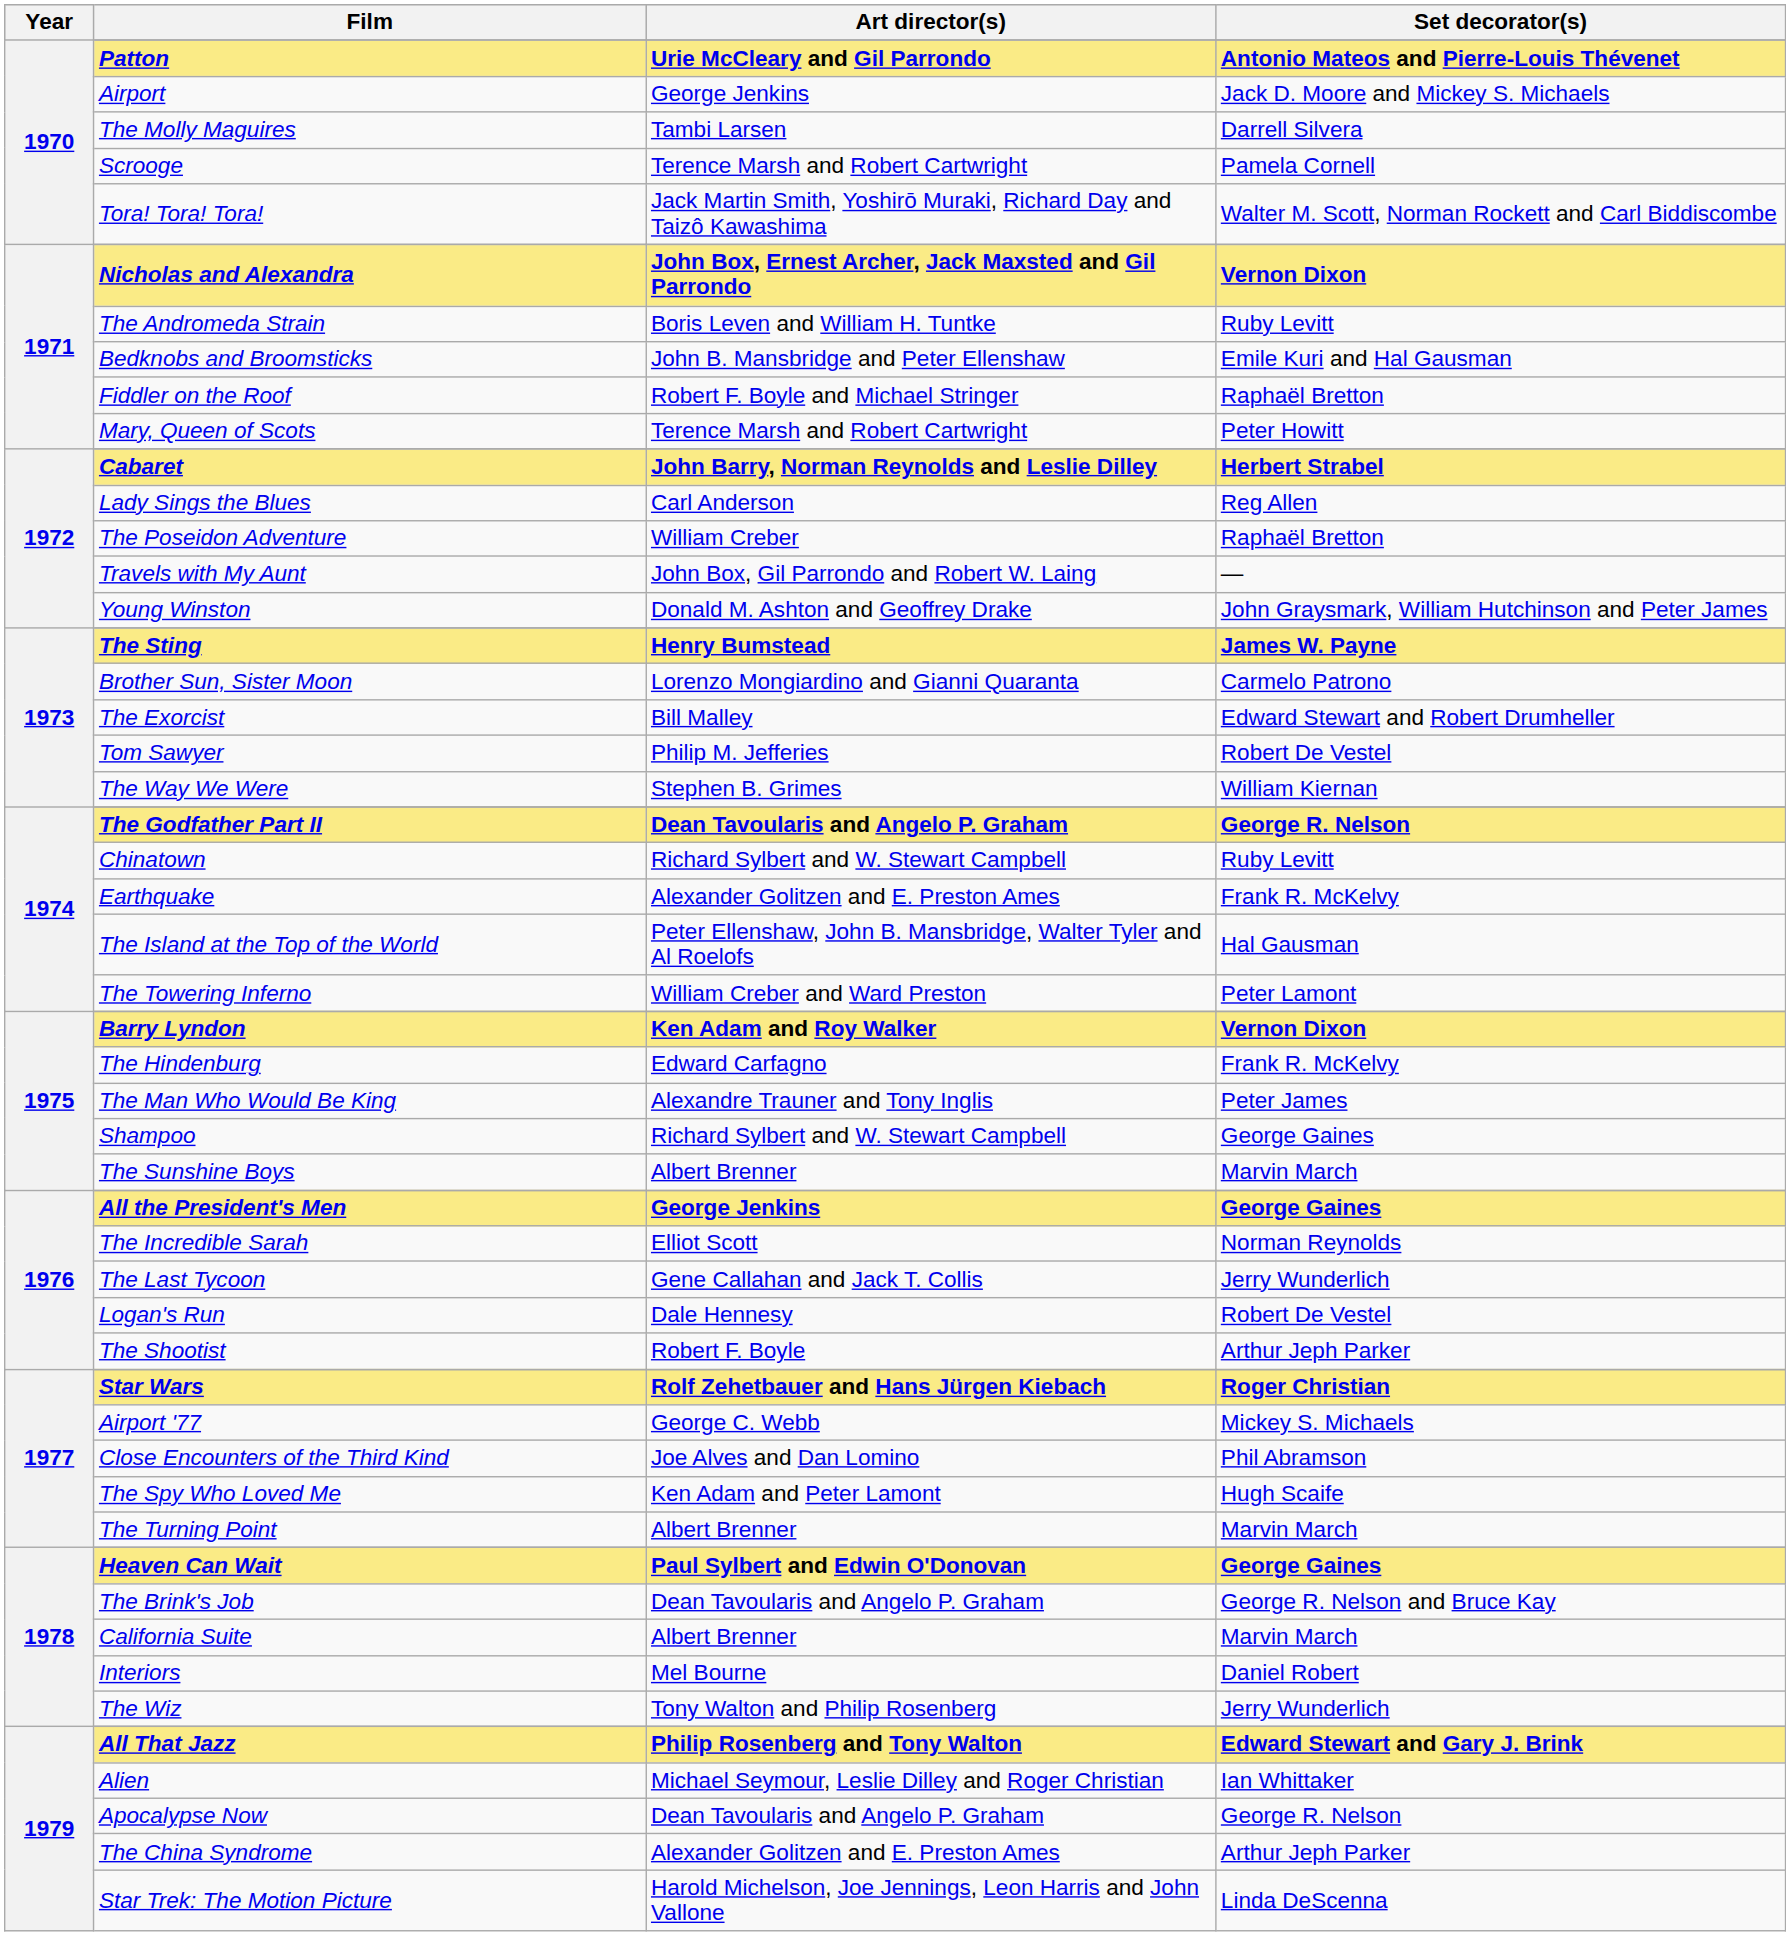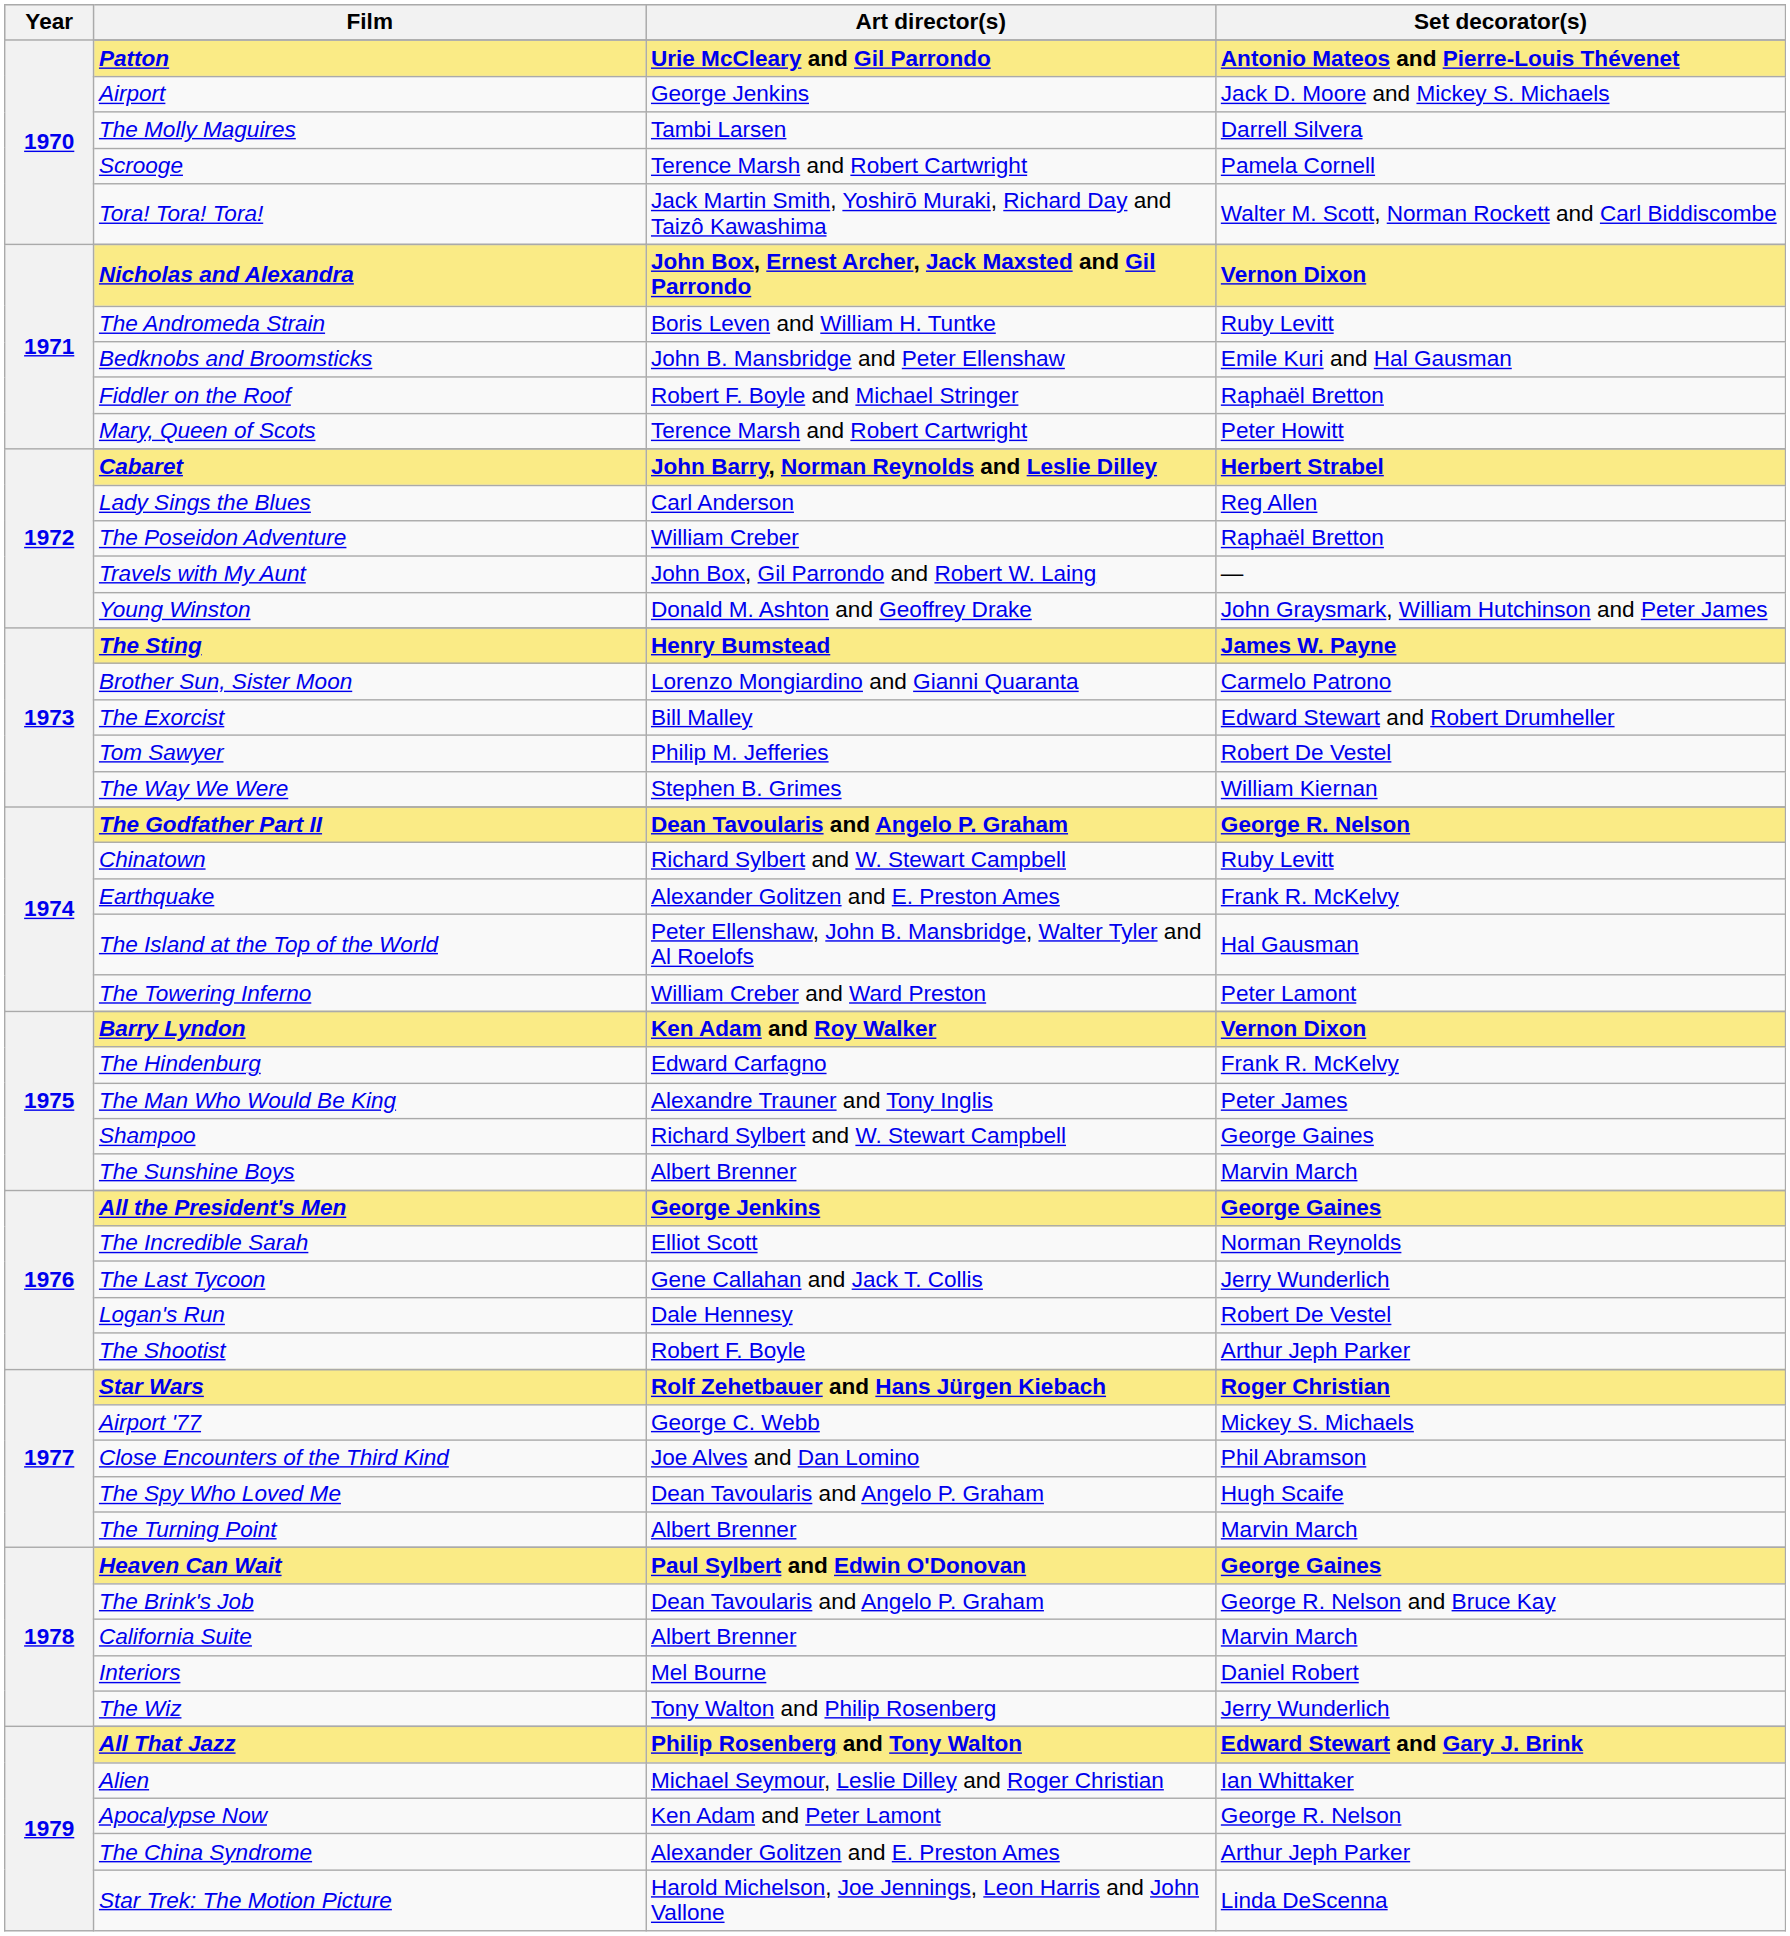(796, 1493) Ken Adam and Peter Lamont -> (847, 1493) Dean Tavoularis and Angelo P. Graham
(847, 1815) Dean Tavoularis and Angelo P. Graham -> (796, 1815) Ken Adam and Peter Lamont
